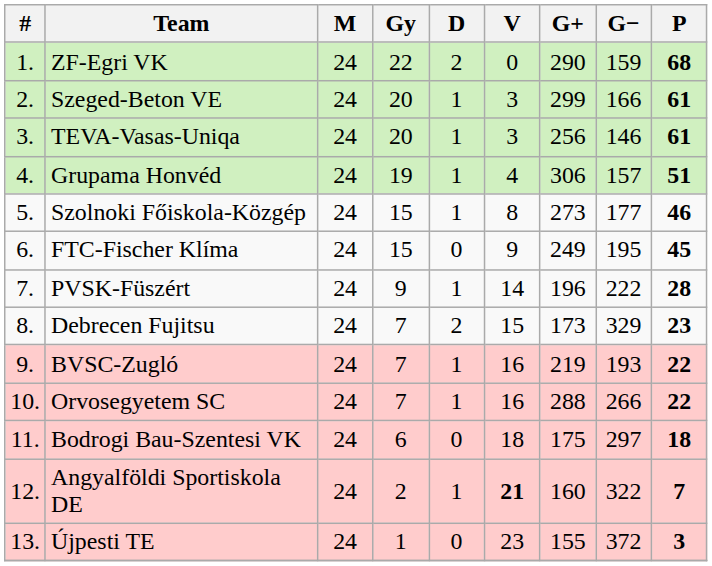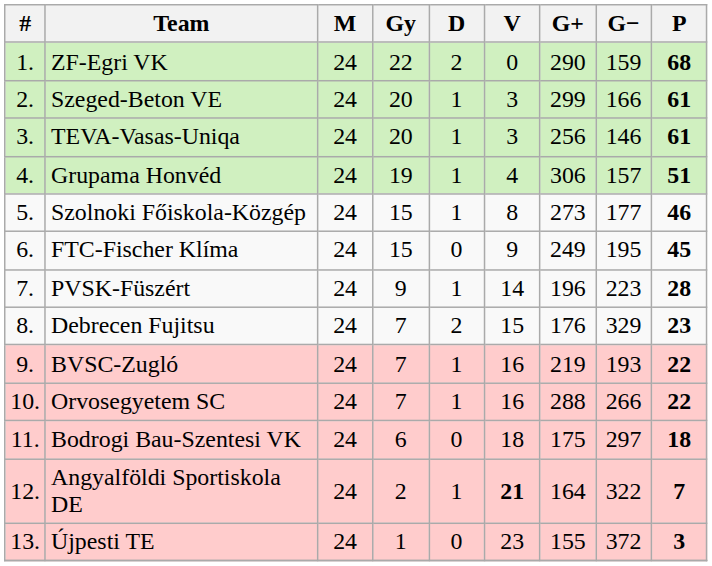(624, 288) 222 -> (624, 288) 223
(568, 325) 173 -> (568, 325) 176
(568, 490) 160 -> (568, 490) 164
